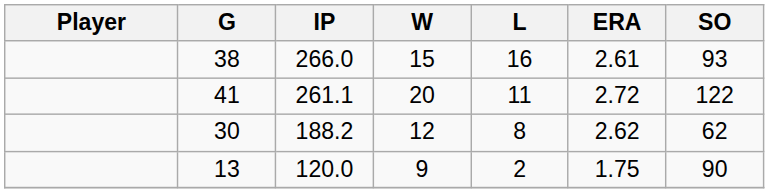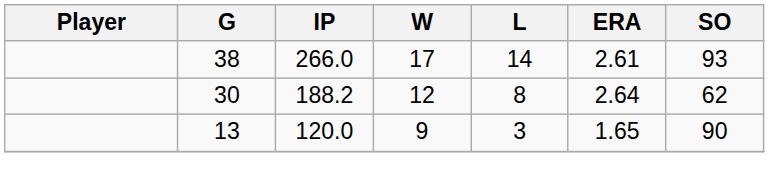(422, 59) 15 -> (422, 59) 17
(520, 59) 16 -> (520, 59) 14
- row: (227, 95)
(617, 132) 2.62 -> (617, 95) 2.64
(520, 168) 2 -> (520, 132) 3
(617, 168) 1.75 -> (617, 132) 1.65
